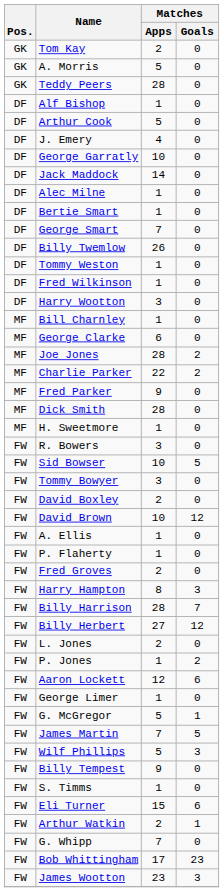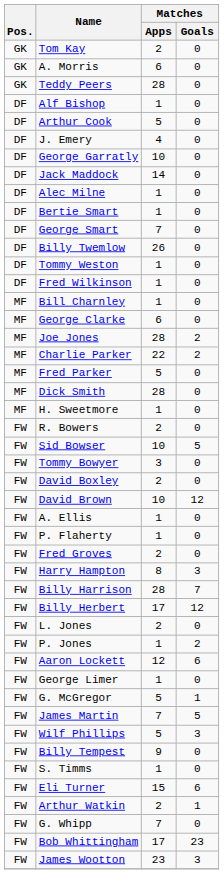(159, 67) 5 -> (159, 67) 6
- row: (82, 302)
(159, 392) 9 -> (159, 374) 5
(159, 446) 3 -> (159, 428) 2
(158, 626) 27 -> (158, 608) 17
